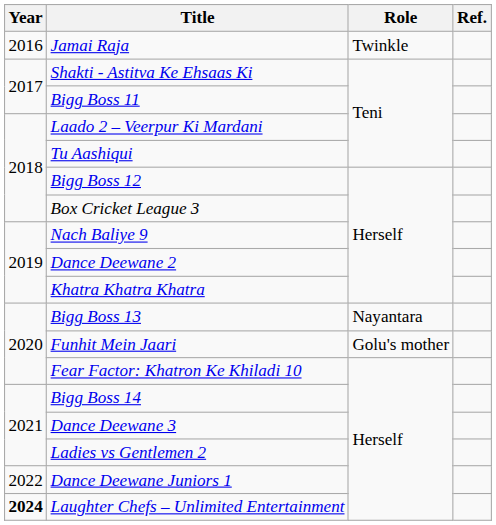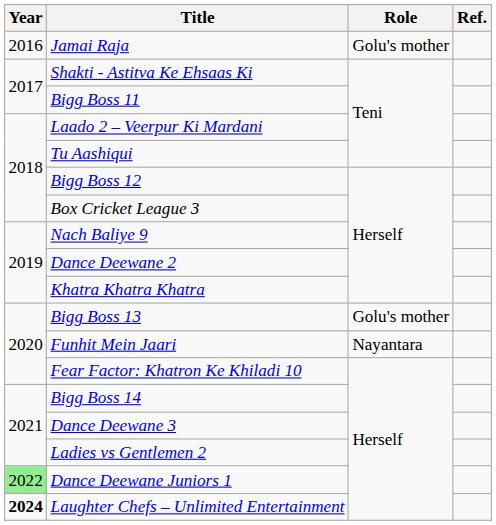(380, 45) Twinkle -> (401, 45) Golu's mother
(388, 316) Nayantara -> (401, 316) Golu's mother
(401, 343) Golu's mother -> (388, 343) Nayantara
(26, 479) no background -> (26, 479) lightgreen background
